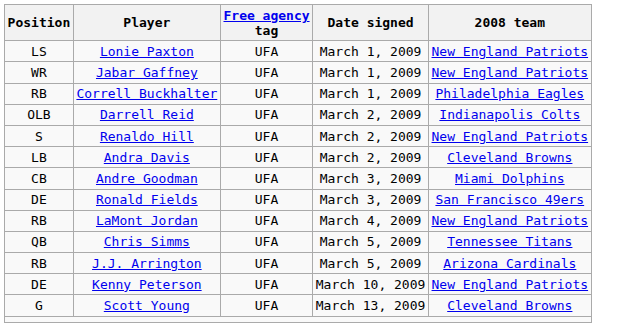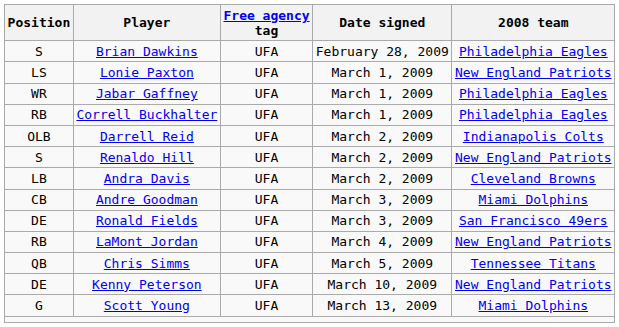+ row: (147, 51)
(510, 72) New England Patriots -> (533, 94) Philadelphia Eagles
- row: (147, 263)
(510, 306) Cleveland Browns -> (533, 306) Miami Dolphins
